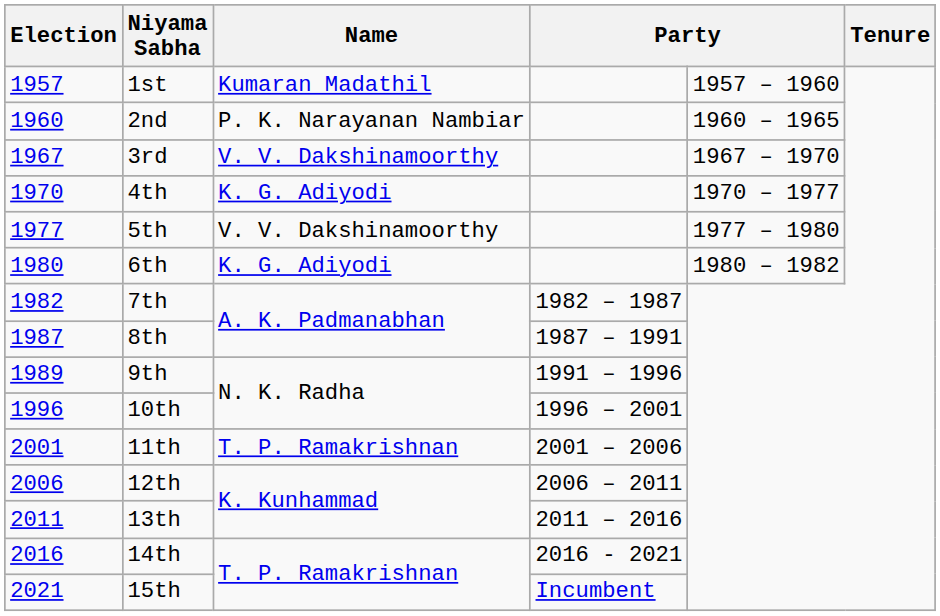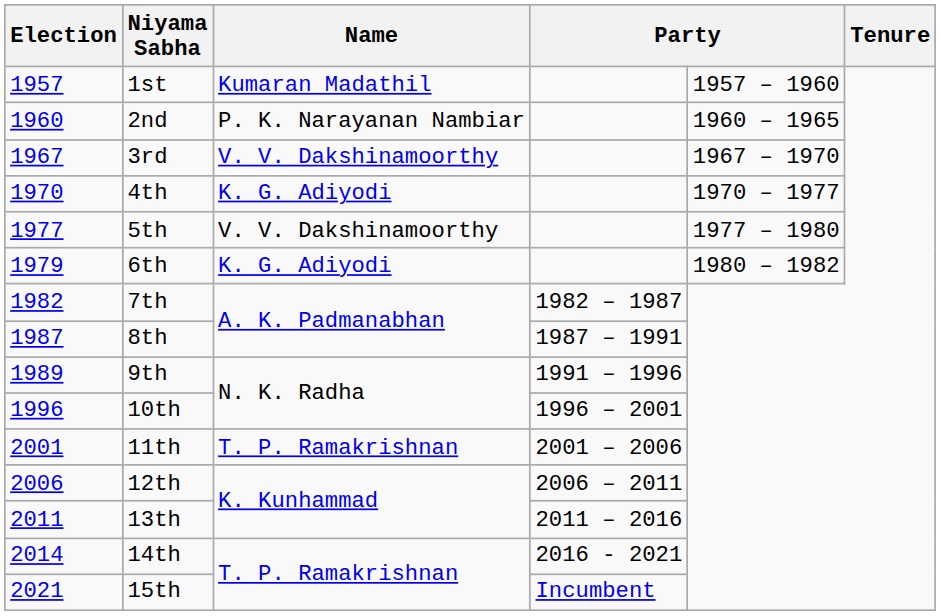(37, 266) 1980 -> (37, 266) 1979
(37, 556) 2016 -> (37, 556) 2014
